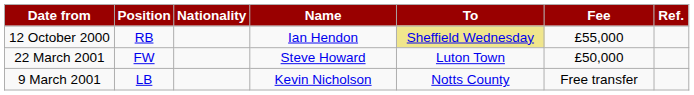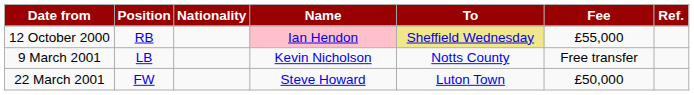(323, 37) no background -> (323, 37) pink background
rows swapped: (59, 80) <-> (59, 58)
